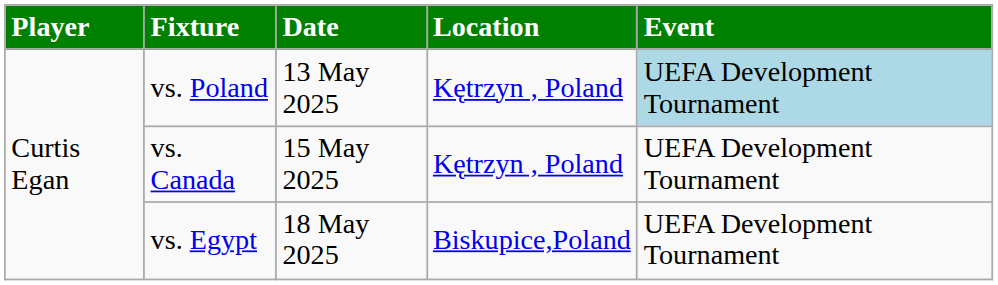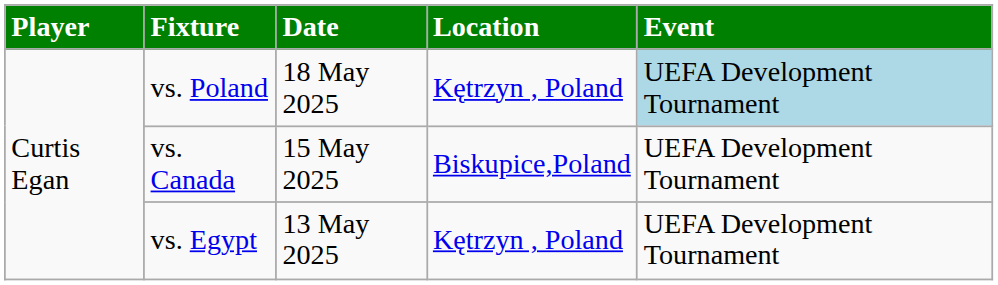(326, 87) 13 May 2025 -> (326, 87) 18 May 2025
(528, 163) Kętrzyn , Poland -> (532, 163) Biskupice,Poland
(326, 240) 18 May 2025 -> (326, 240) 13 May 2025
(532, 240) Biskupice,Poland -> (528, 240) Kętrzyn , Poland
